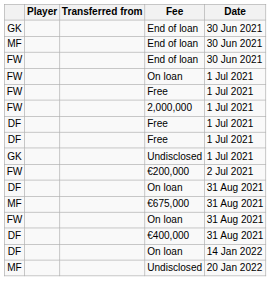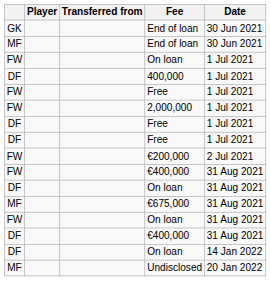- row: (14, 60)
+ row: (14, 76)
- row: (14, 156)
+ row: (14, 172)
